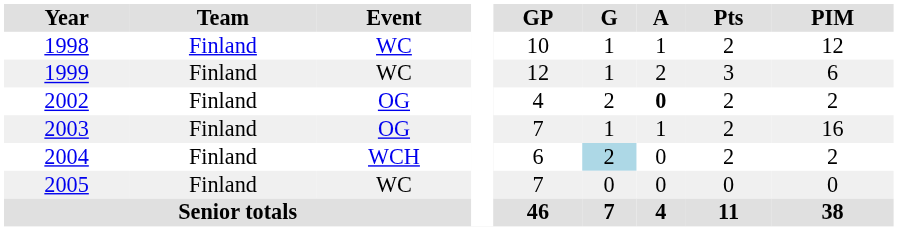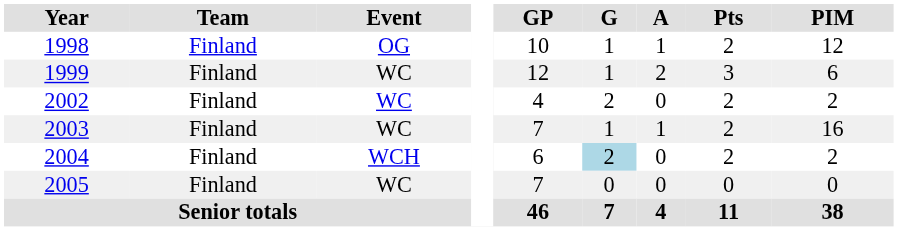(394, 45) WC -> (394, 45) OG
(394, 101) OG -> (394, 101) WC
(661, 101) bold -> (661, 101) normal
(394, 128) OG -> (394, 128) WC
